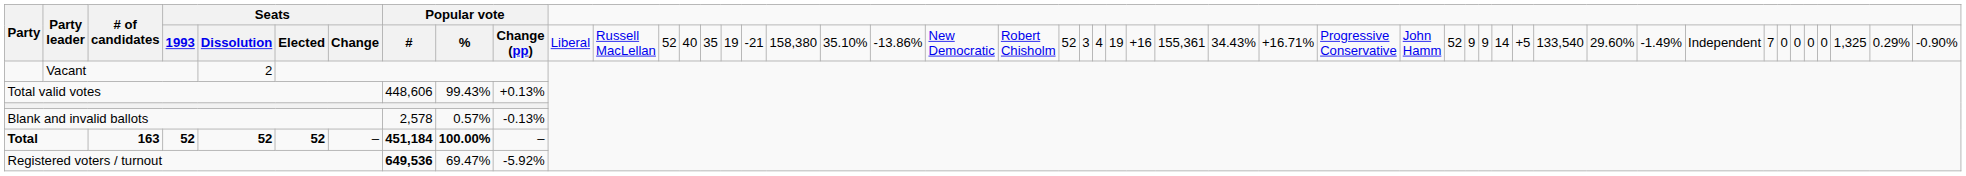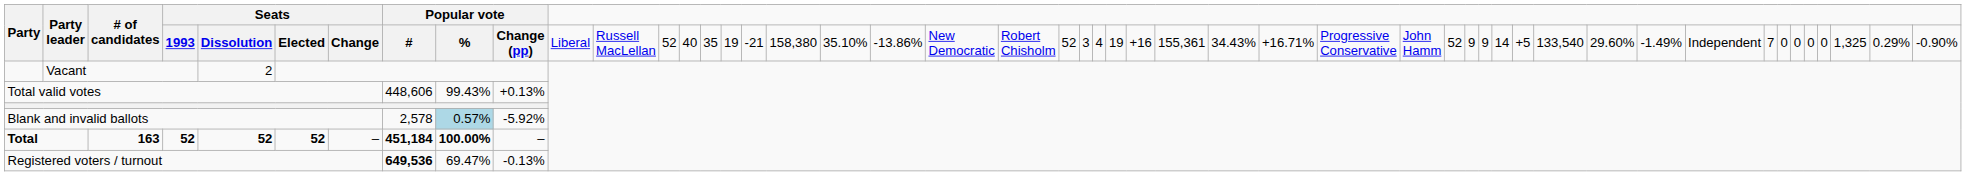(472, 118) no background -> (472, 118) lightblue background
(524, 118) -0.13% -> (524, 118) -5.92%
(524, 160) -5.92% -> (524, 160) -0.13%
